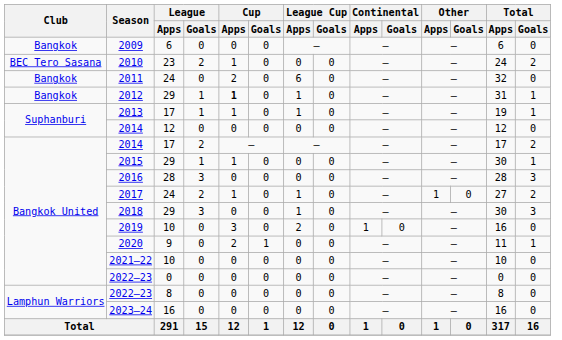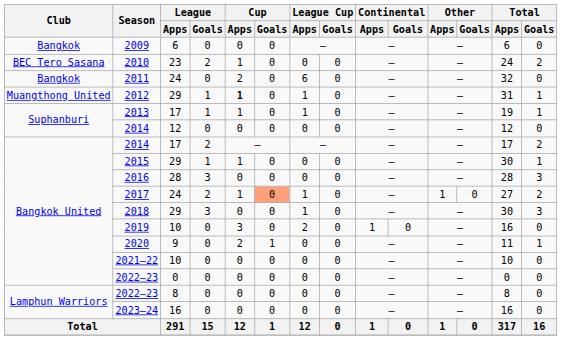(56, 95) Bangkok -> (59, 95) Muangthong United
(266, 194) no background -> (272, 194) lightsalmon background
